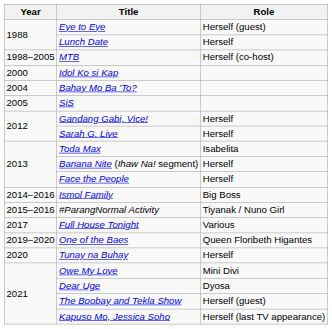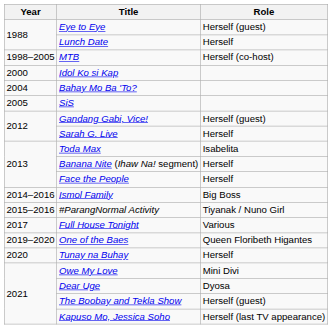(218, 118) Herself -> (234, 118) Herself (guest)
